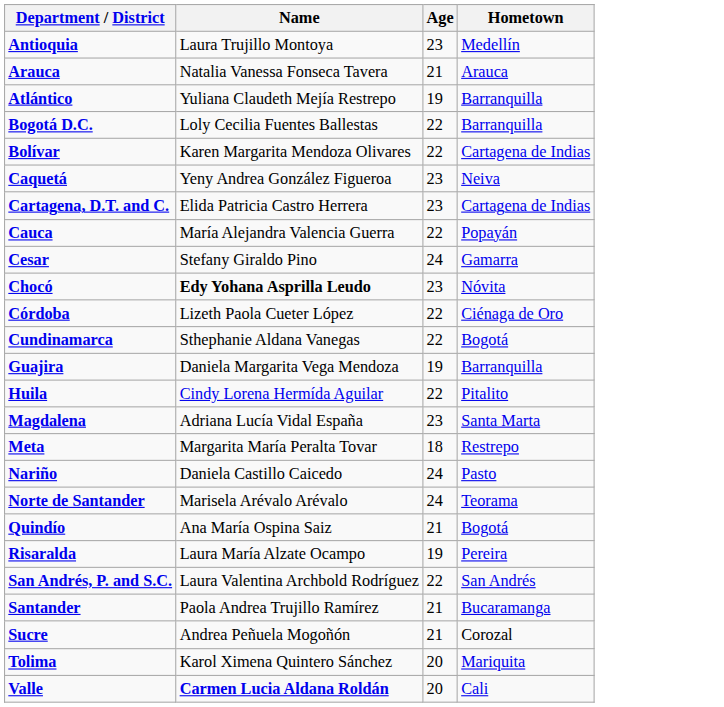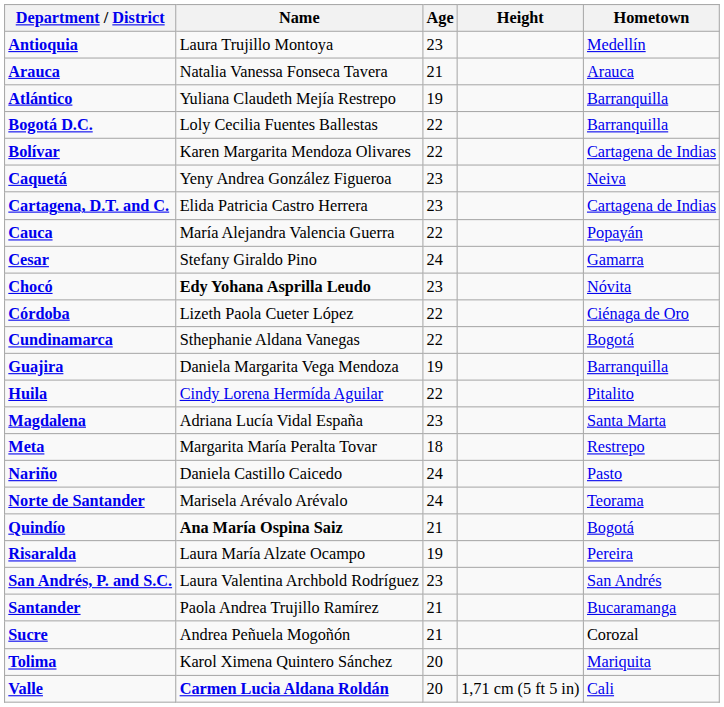+ column: (520, 18)
(256, 527) normal -> (261, 527) bold
(435, 581) 22 -> (435, 581) 23
